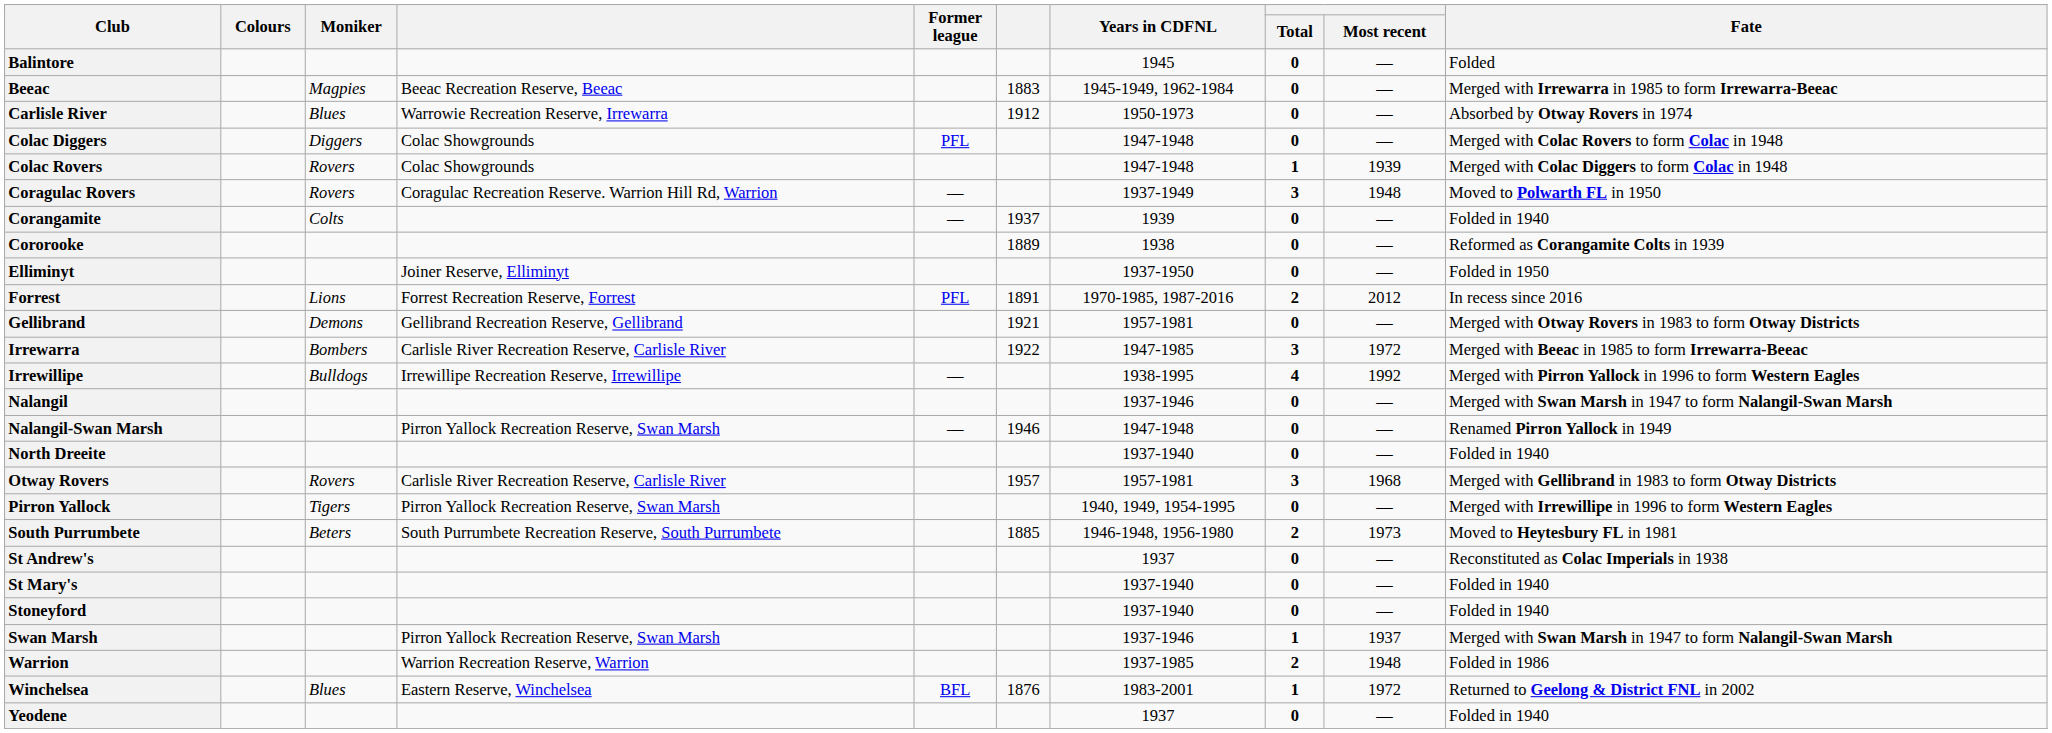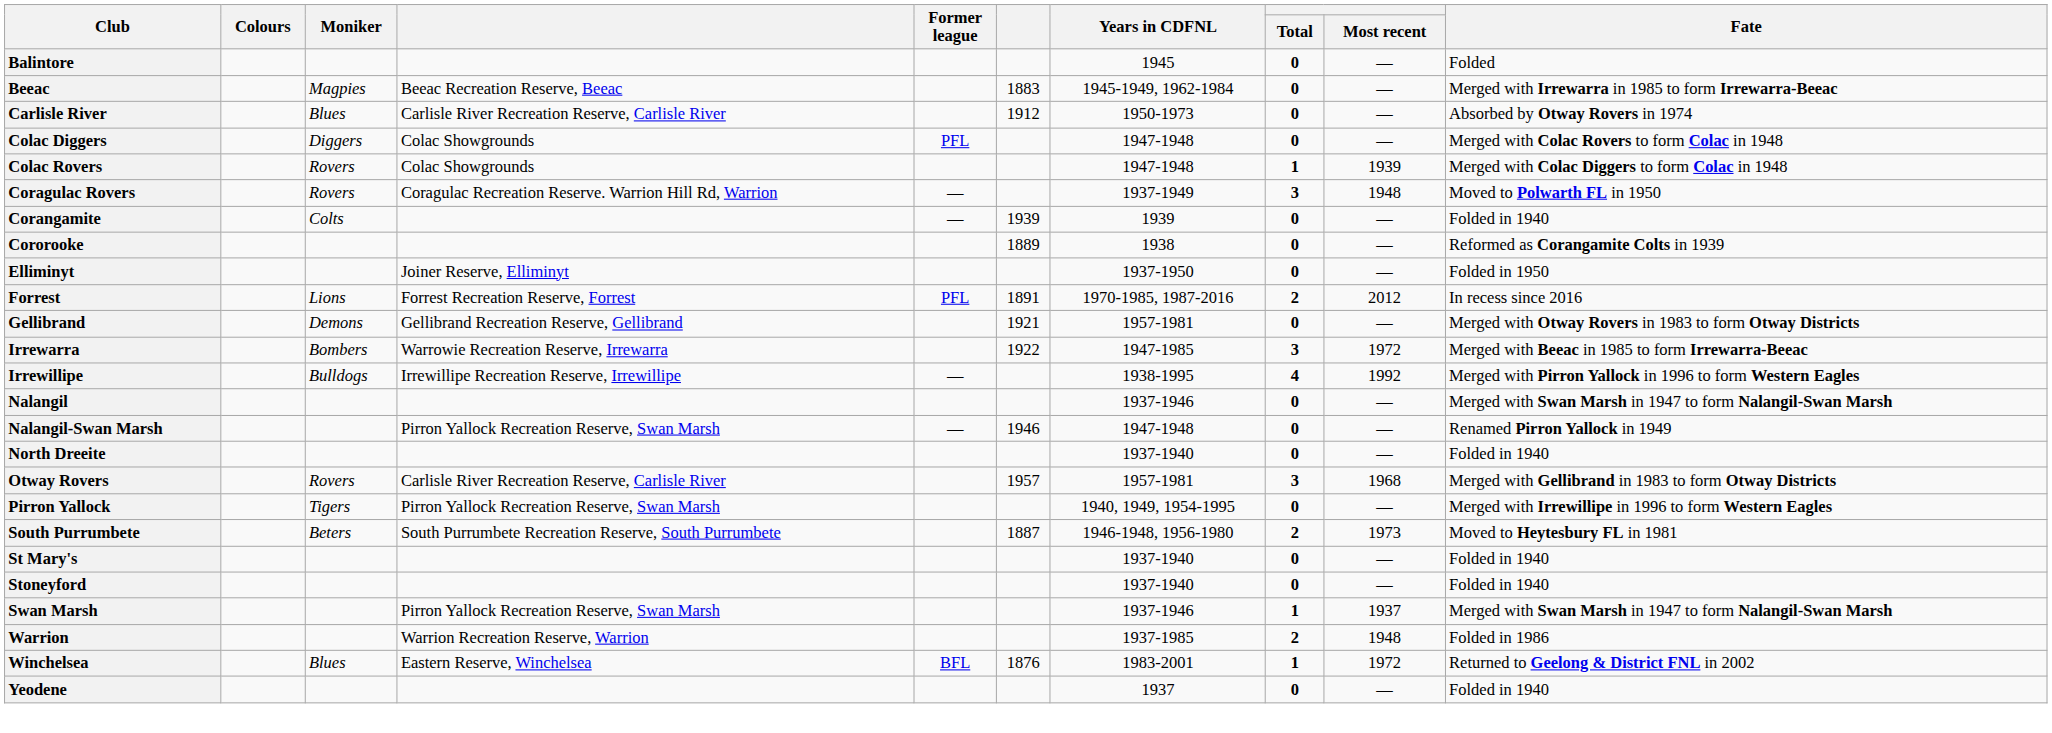(534, 114) Warrowie Recreation Reserve, Irrewarra -> (563, 114) Carlisle River Recreation Reserve, Carlisle River
(1023, 219) 1937 -> (1023, 219) 1939
(563, 349) Carlisle River Recreation Reserve, Carlisle River -> (534, 349) Warrowie Recreation Reserve, Irrewarra
(1023, 532) 1885 -> (1023, 532) 1887
- row: (51, 558)
